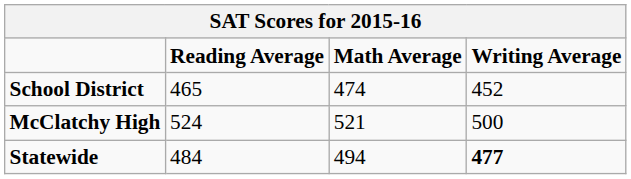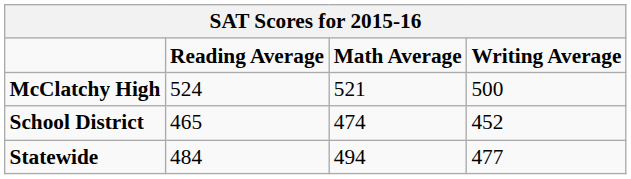rows swapped: (85, 122) <-> (77, 88)
(487, 156) bold -> (487, 156) normal
